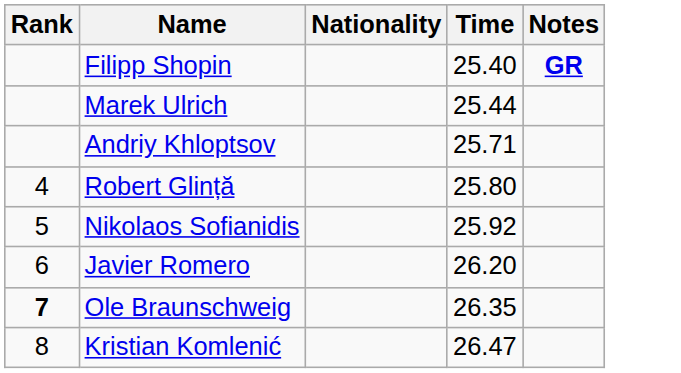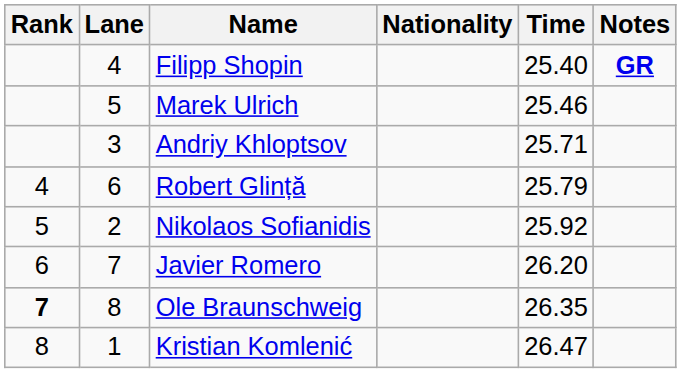+ column: (114, 24)
(485, 105) 25.44 -> (556, 105) 25.46
(485, 186) 25.80 -> (556, 186) 25.79
